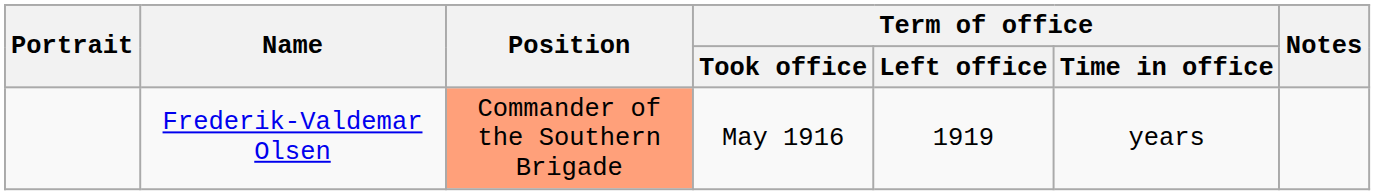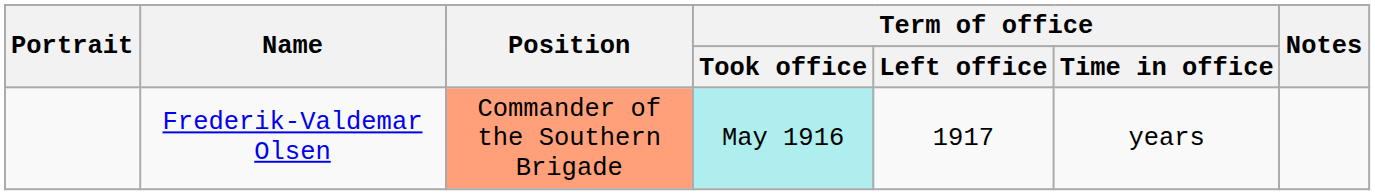(783, 138) no background -> (783, 138) paleturquoise background
(963, 138) 1919 -> (963, 138) 1917
